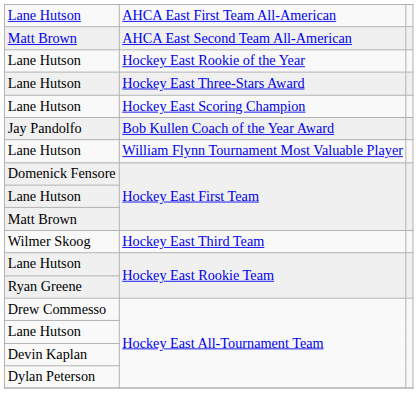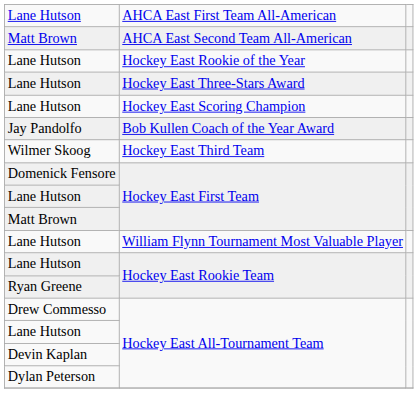rows swapped: (44, 151) <-> (49, 241)
